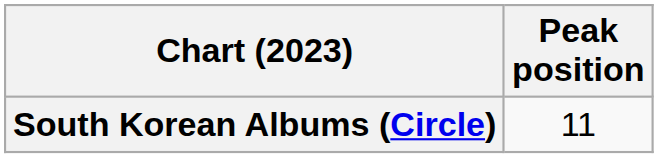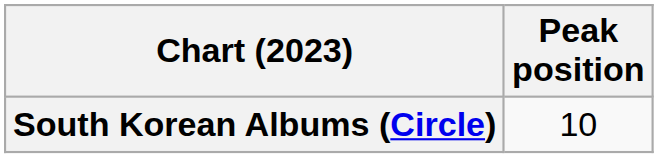(578, 123) 11 -> (578, 123) 10
